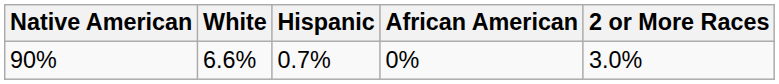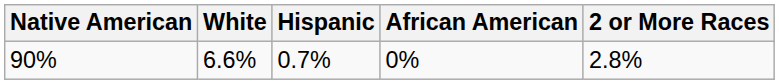(616, 60) 3.0% -> (616, 60) 2.8%
